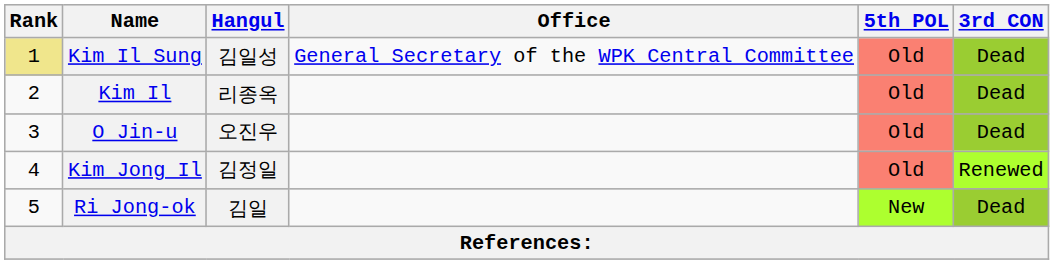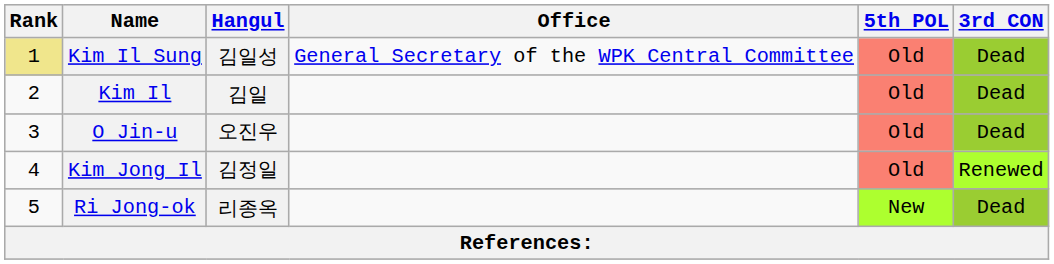(248, 95) 리종옥 -> (248, 95) 김일
(248, 208) 김일 -> (248, 208) 리종옥
